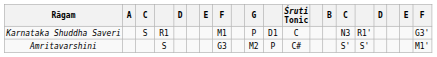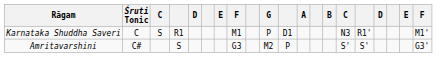columns swapped: (296, 15) <-> (129, 15)
(422, 33) G3' -> (422, 33) M1'
(422, 46) M1' -> (422, 46) G3'
